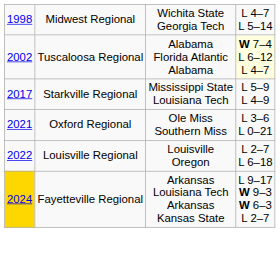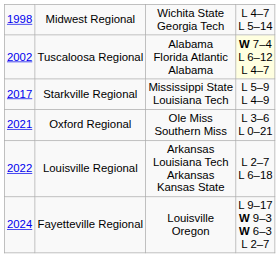(191, 155) Louisville Oregon -> (191, 168) Arkansas Louisiana Tech Arkansas Kansas State
(20, 199) gold background -> (20, 224) no background
(191, 199) Arkansas Louisiana Tech Arkansas Kansas State -> (191, 224) Louisville Oregon
